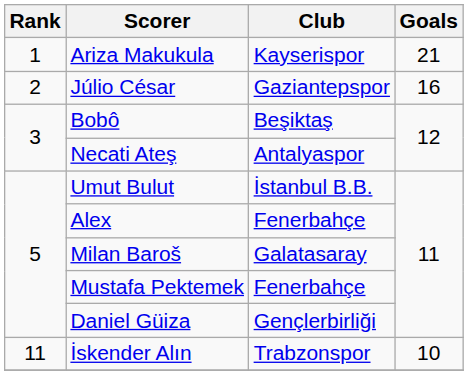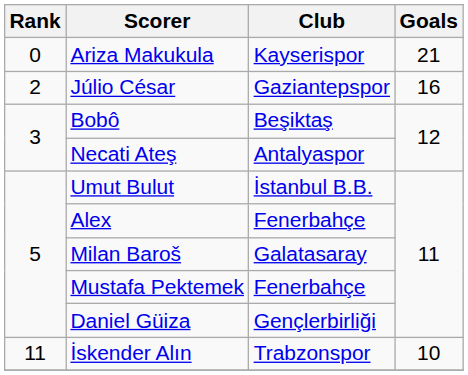(35, 54) 1 -> (35, 54) 0
